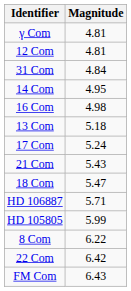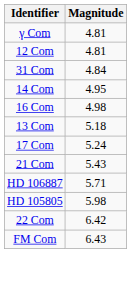- row: (35, 182)
(96, 220) 5.99 -> (96, 201) 5.98
- row: (35, 239)
